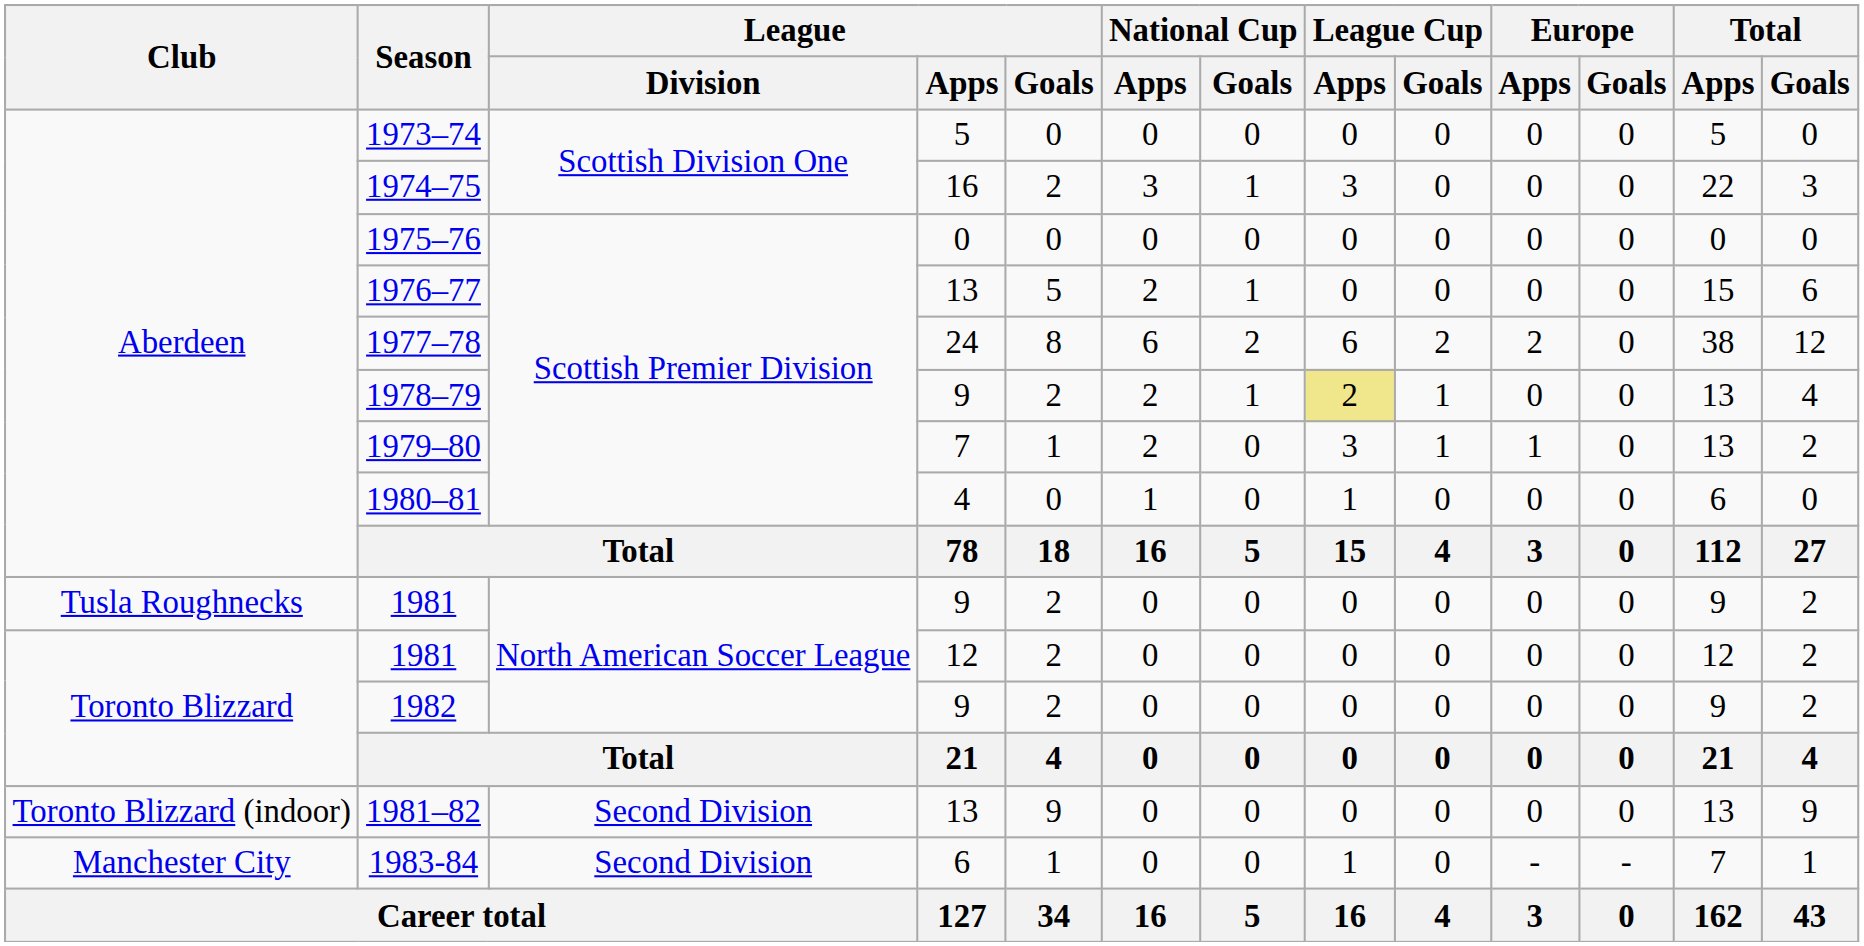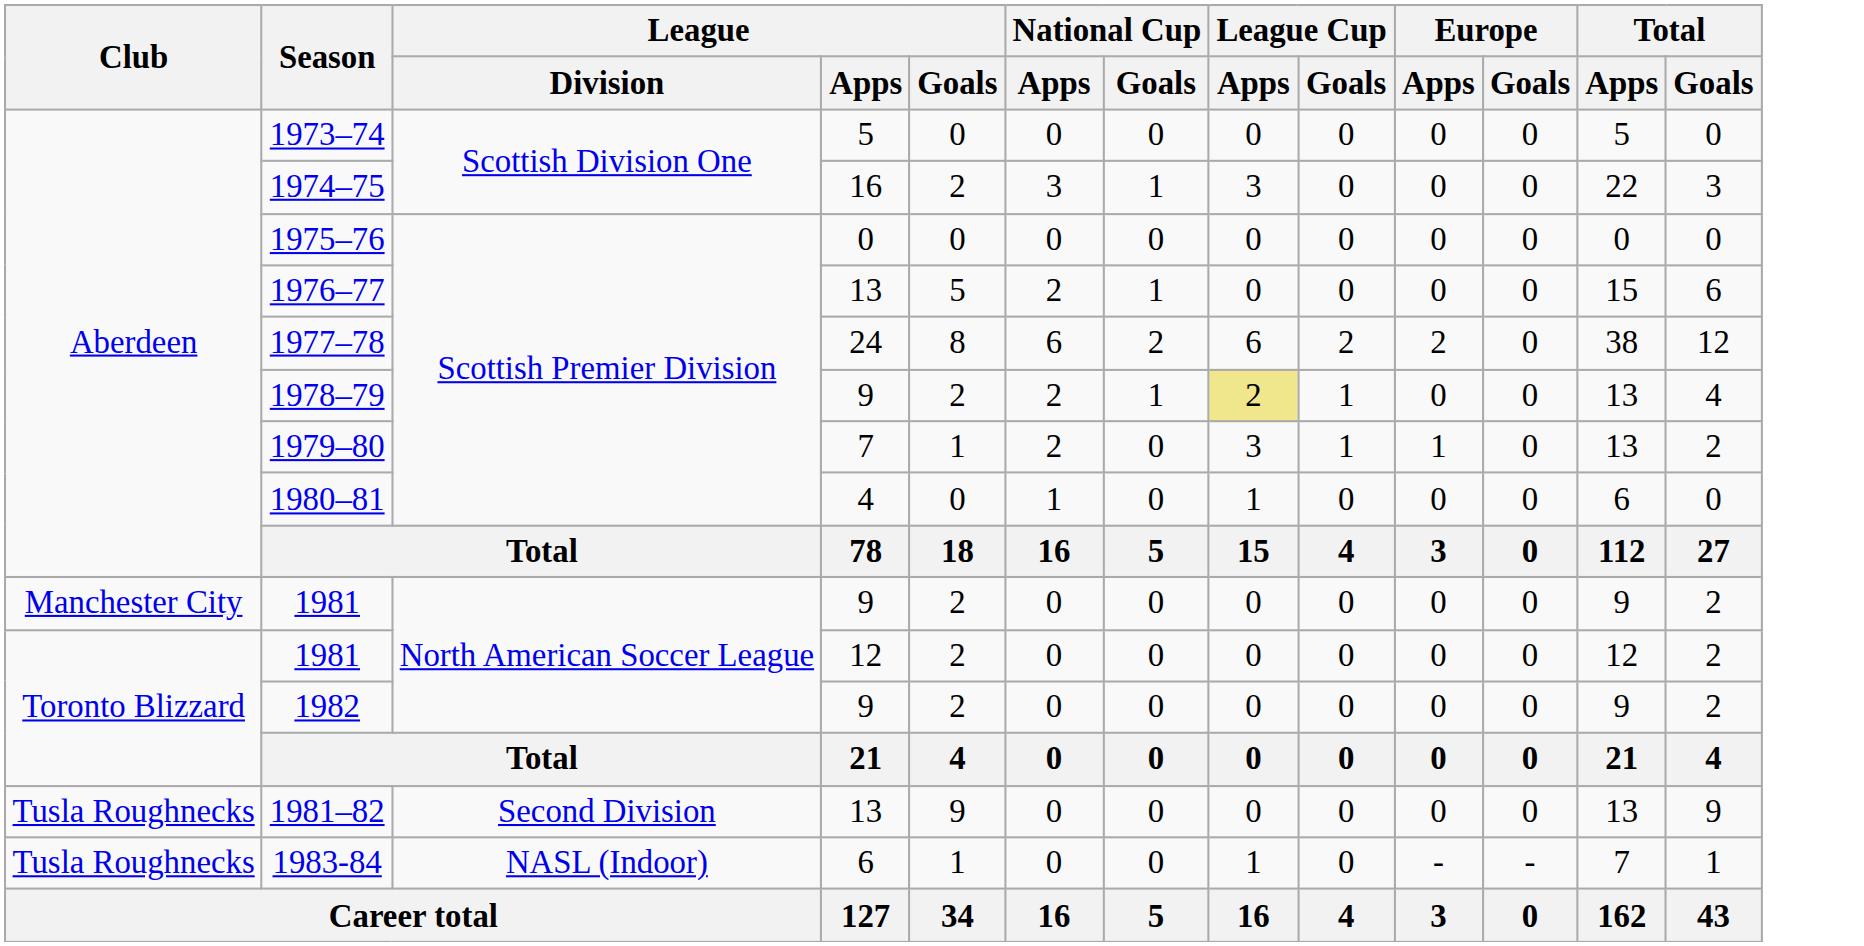(182, 602) Tusla Roughnecks -> (134, 602) Manchester City
(182, 810) Toronto Blizzard (indoor) -> (134, 810) Tusla Roughnecks
(182, 862) Manchester City -> (134, 862) Tusla Roughnecks
(703, 862) Second Division -> (607, 862) NASL (Indoor)
